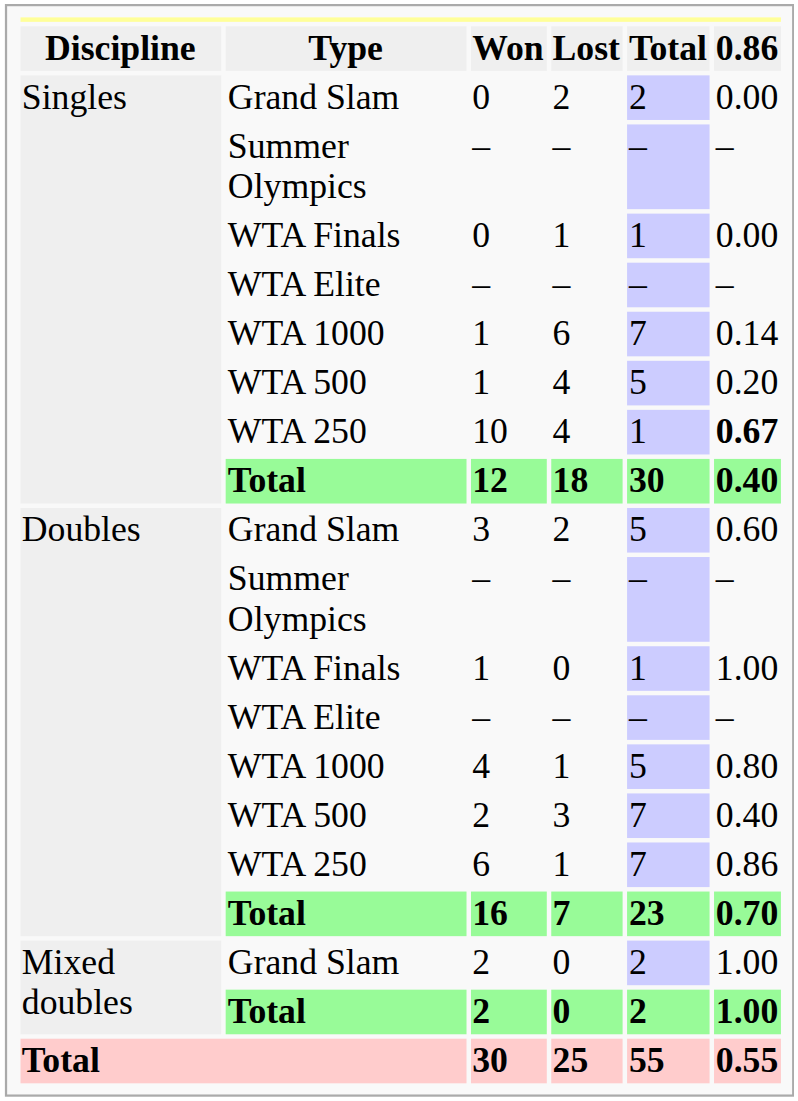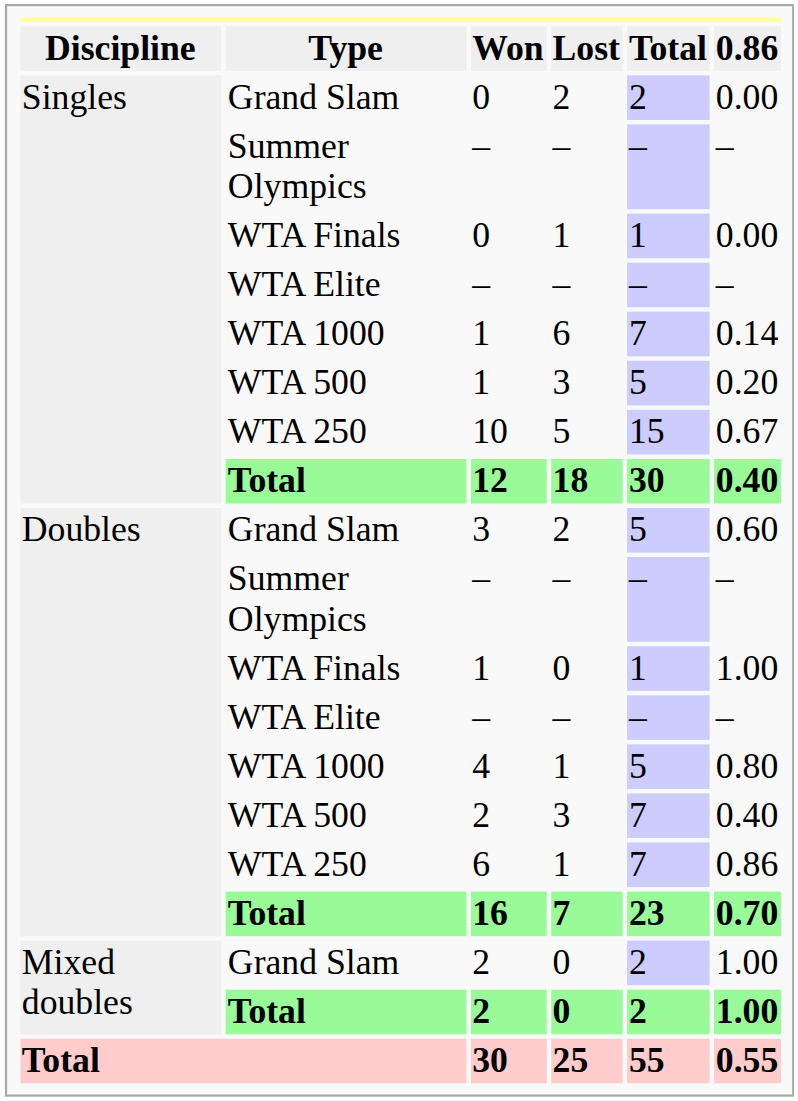(561, 382) 4 -> (561, 382) 3
(561, 431) 4 -> (561, 431) 5
(638, 431) 1 -> (647, 431) 15
(747, 431) bold -> (747, 431) normal
